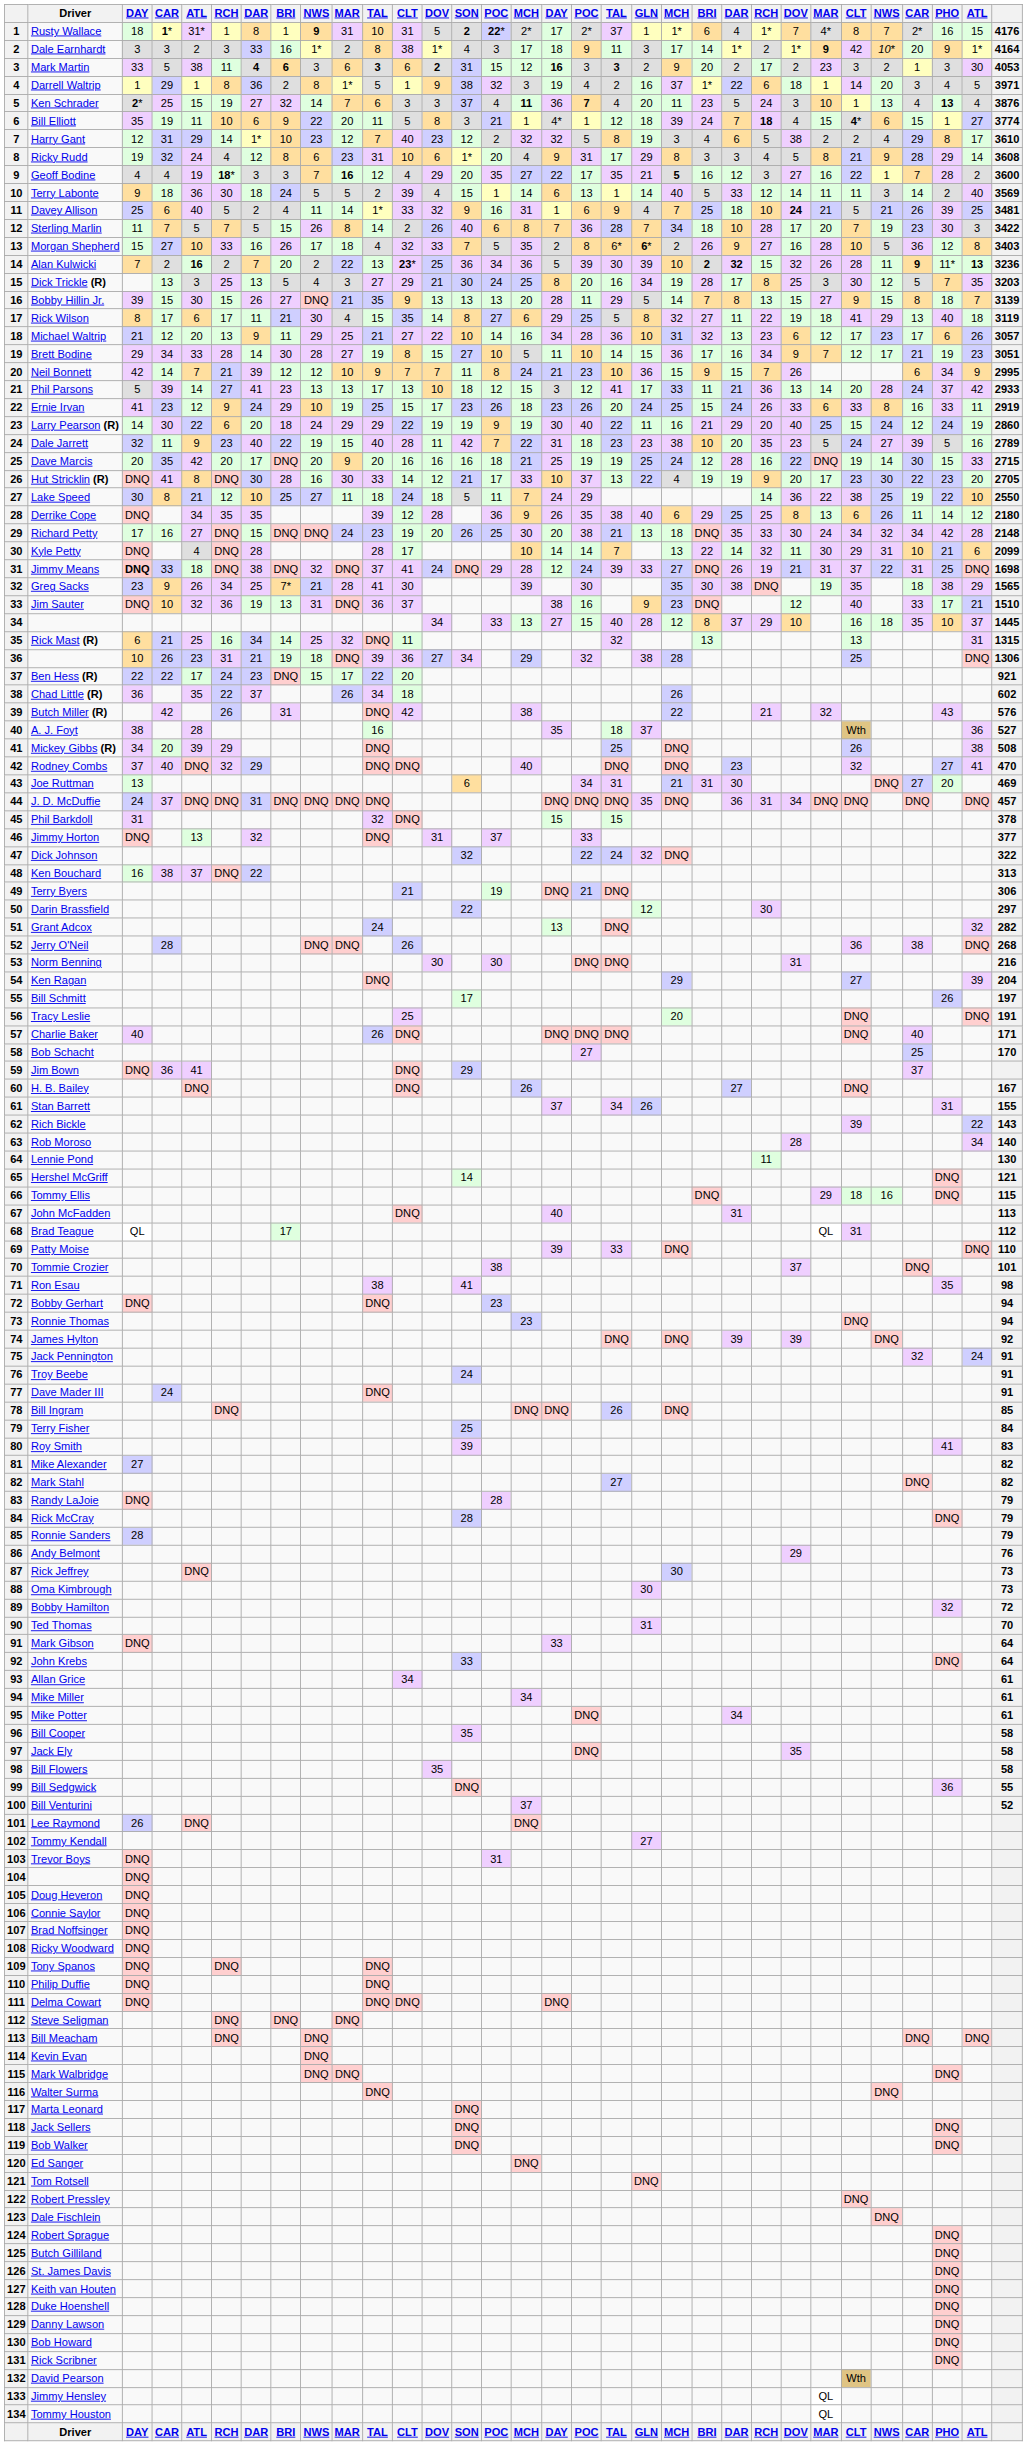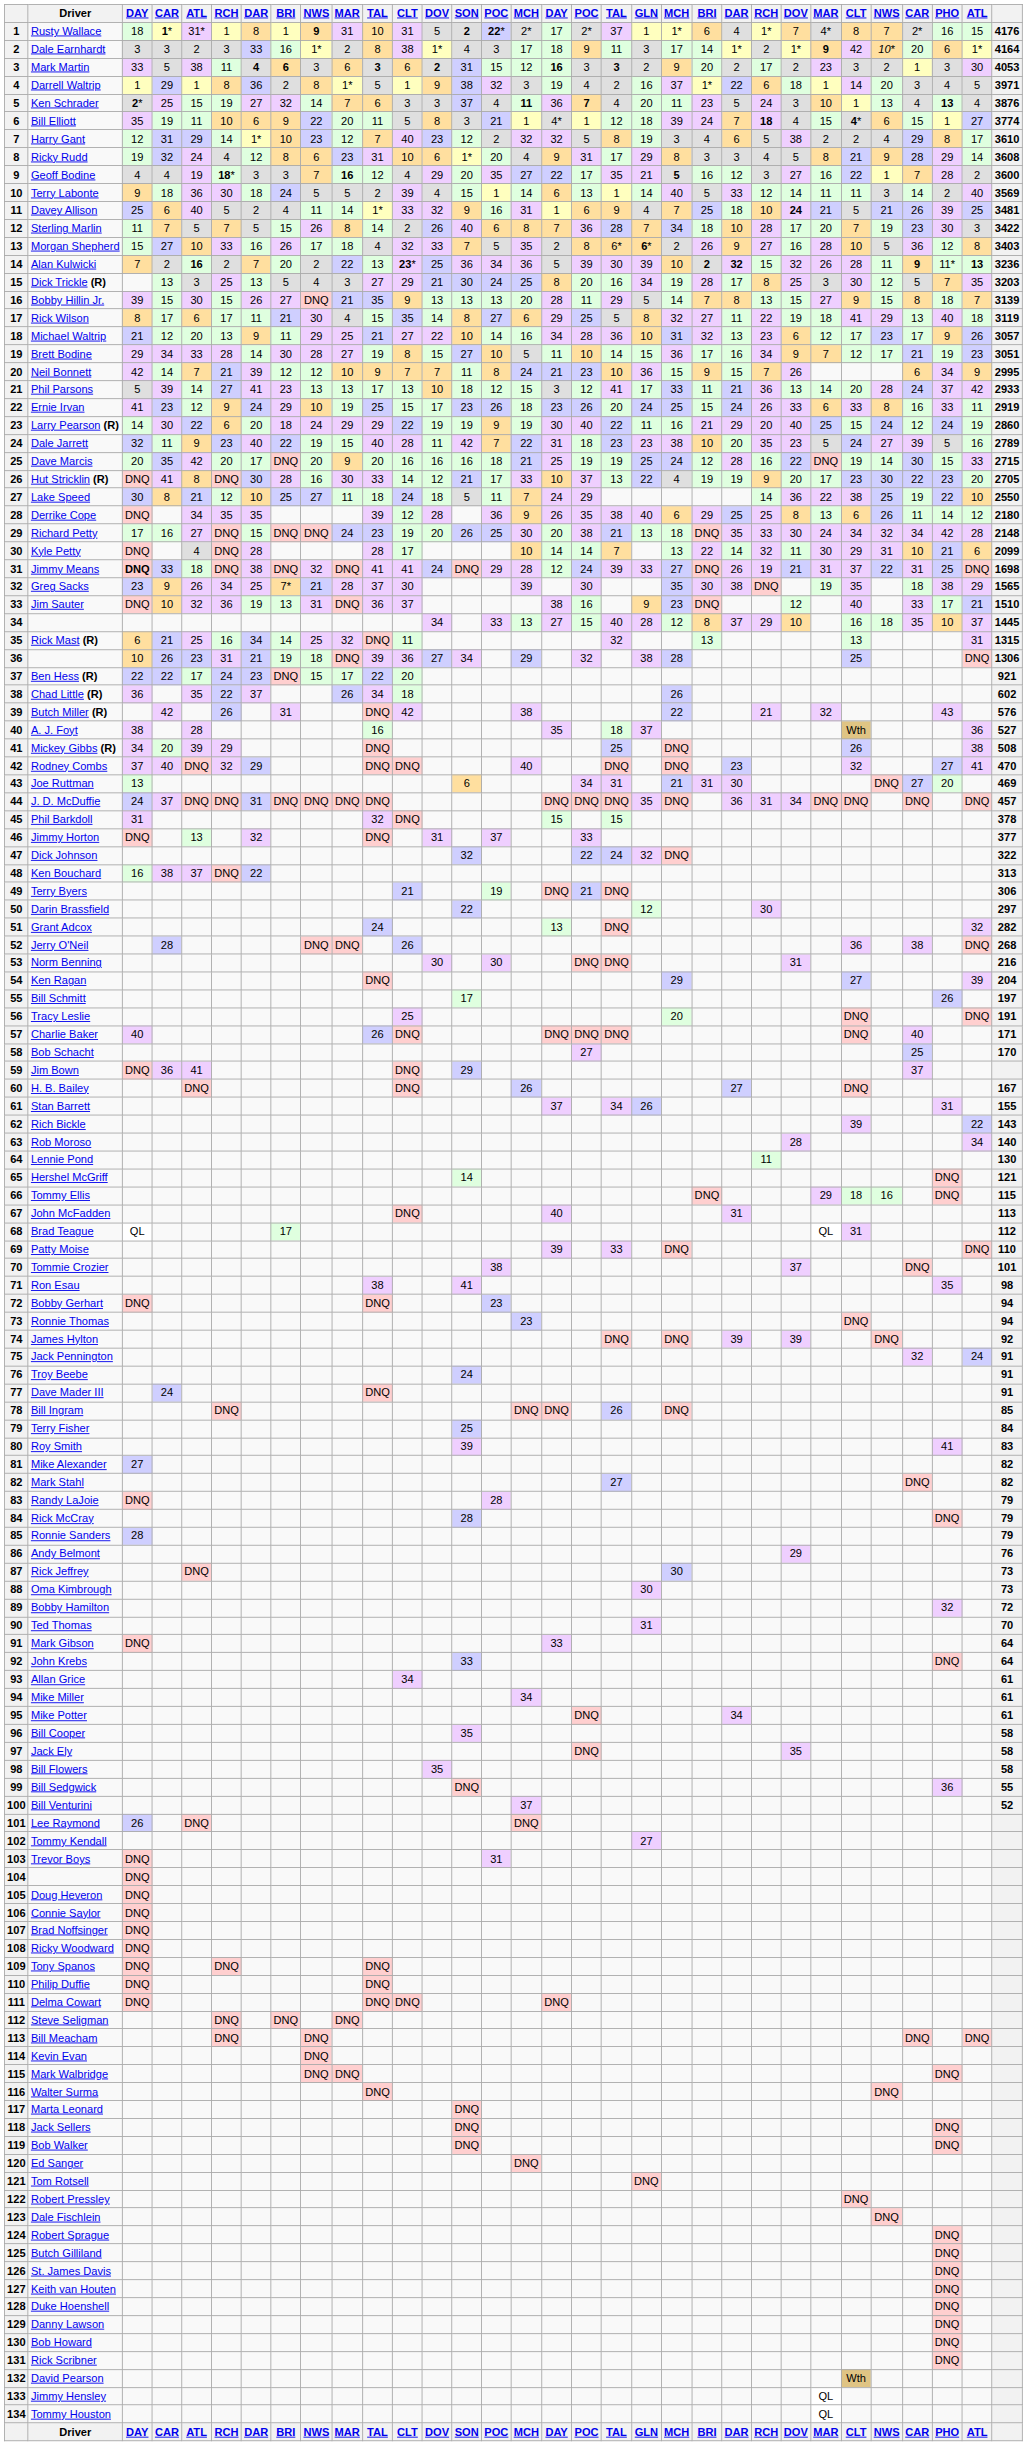(947, 50) 9 -> (947, 50) 6
(947, 336) 6 -> (947, 336) 9
(377, 569) 37 -> (377, 569) 41
(377, 587) 41 -> (377, 587) 37
